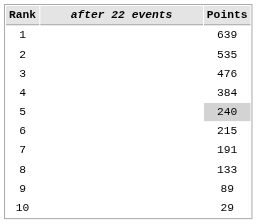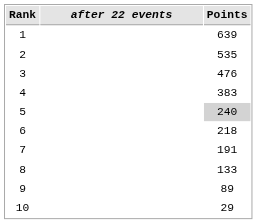(227, 93) 384 -> (227, 93) 383
(227, 131) 215 -> (227, 131) 218
